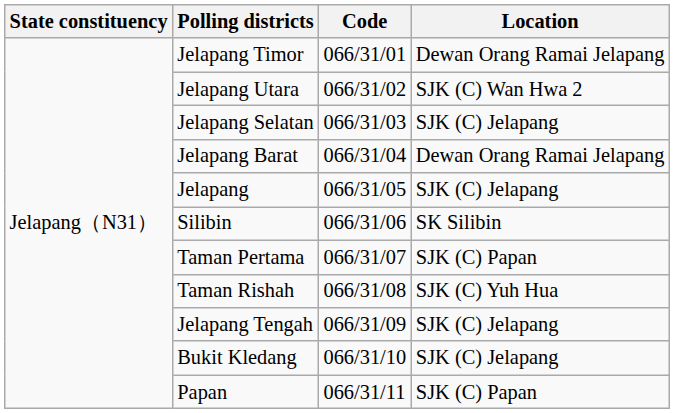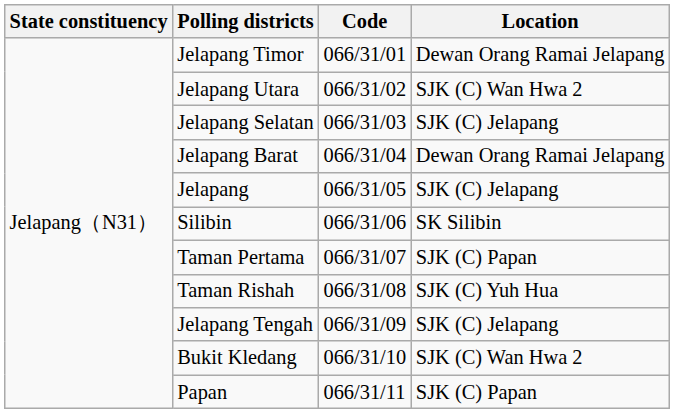(487, 357) SJK (C) Jelapang -> (499, 357) SJK (C) Wan Hwa 2
